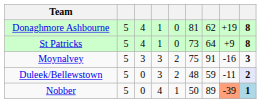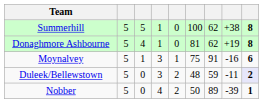+ row: (61, 28)
- row: (61, 43)
(143, 59) 3 -> (143, 59) 1
(177, 59) 2 -> (177, 59) 1
(248, 59) 3 -> (250, 59) 6
(177, 91) 1 -> (177, 91) 2
(229, 91) lightsalmon background -> (232, 91) no background
(248, 91) lightblue background -> (250, 91) no background
